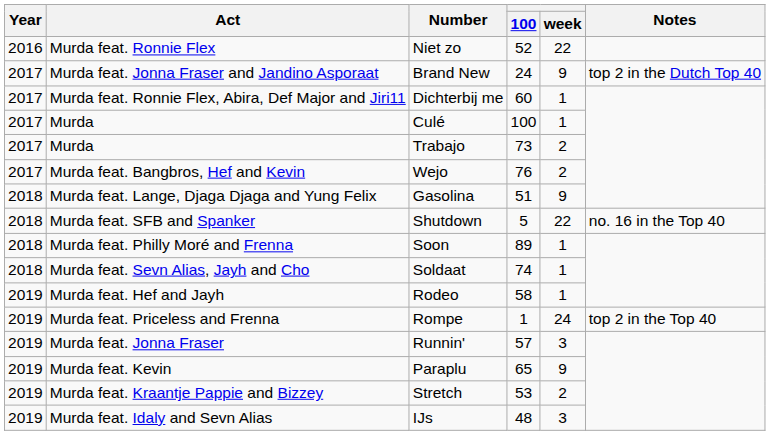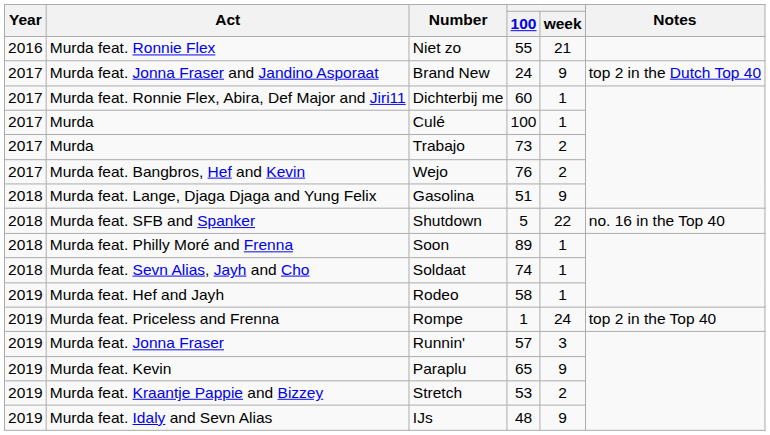(524, 48) 52 -> (524, 48) 55
(563, 48) 22 -> (563, 48) 21
(563, 417) 3 -> (563, 417) 9
